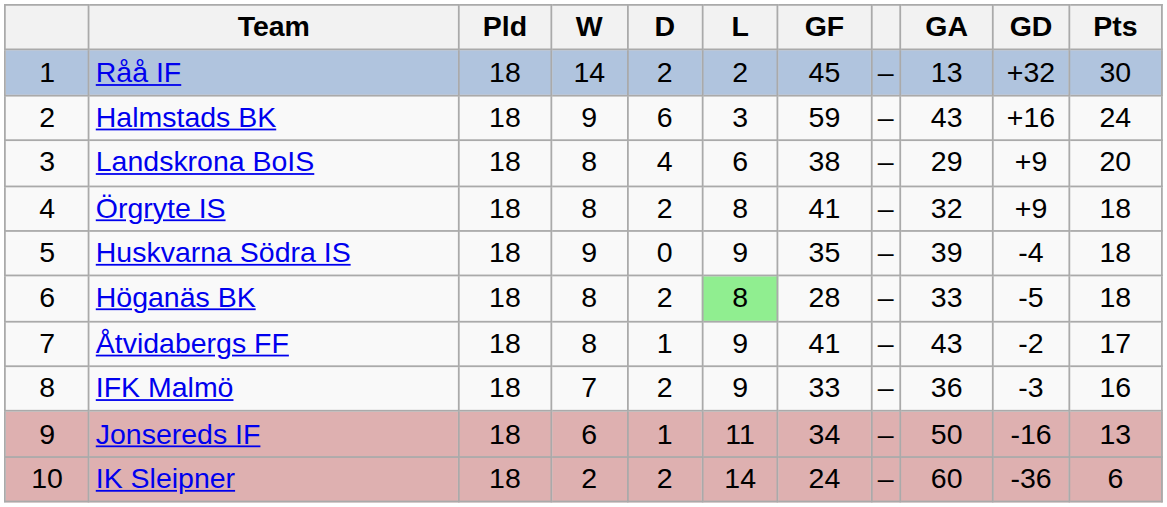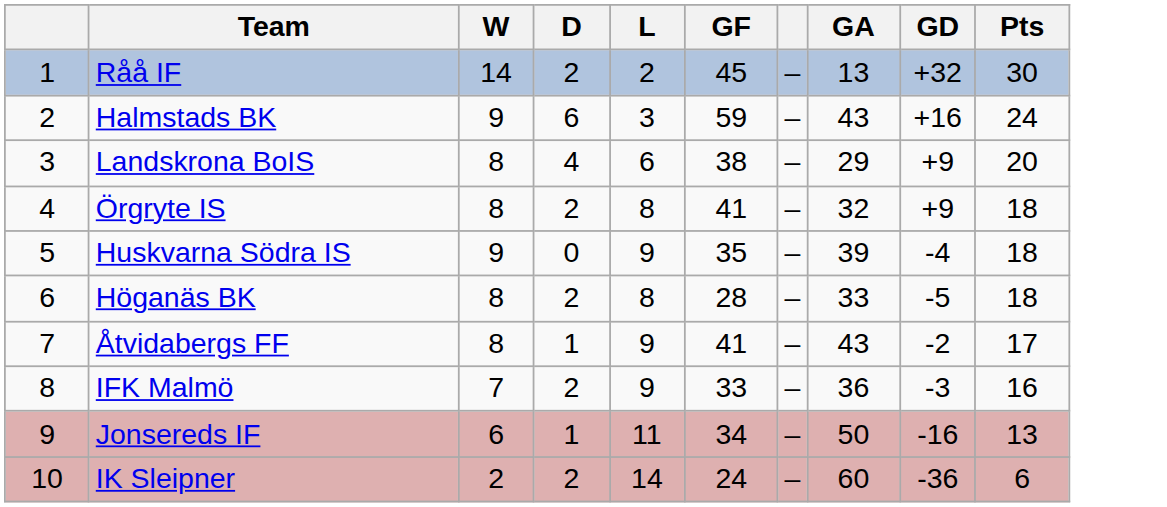- column: (505, 27)
(740, 298) lightgreen background -> (647, 298) no background
